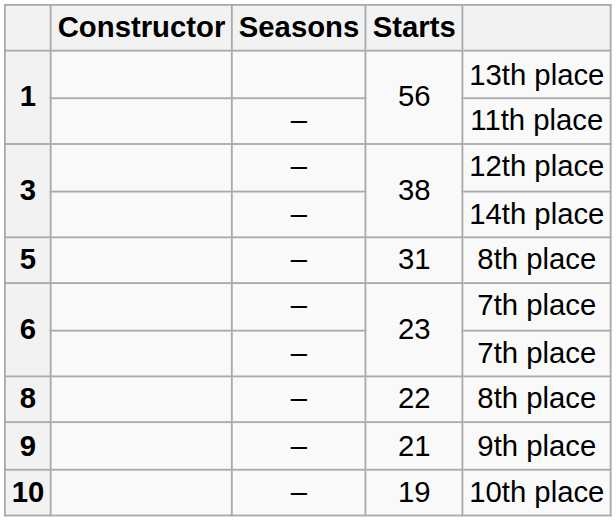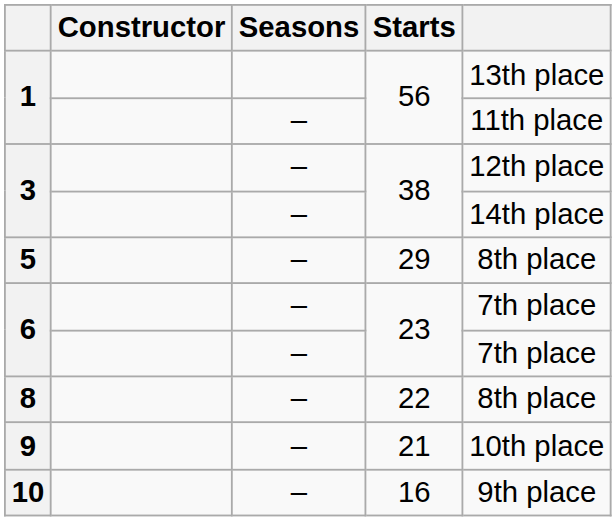(414, 259) 31 -> (414, 259) 29
(537, 445) 9th place -> (537, 445) 10th place
(414, 492) 19 -> (414, 492) 16
(537, 492) 10th place -> (537, 492) 9th place
